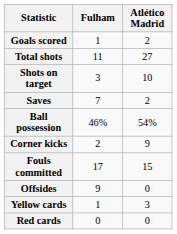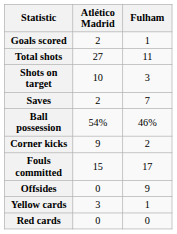columns swapped: (147, 18) <-> (98, 18)
